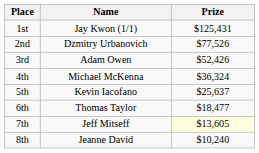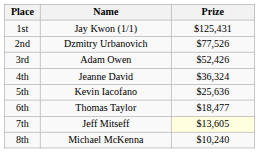(106, 76) Michael McKenna -> (106, 76) Jeanne David
(213, 92) $25,637 -> (213, 92) $25,636
(106, 140) Jeanne David -> (106, 140) Michael McKenna
